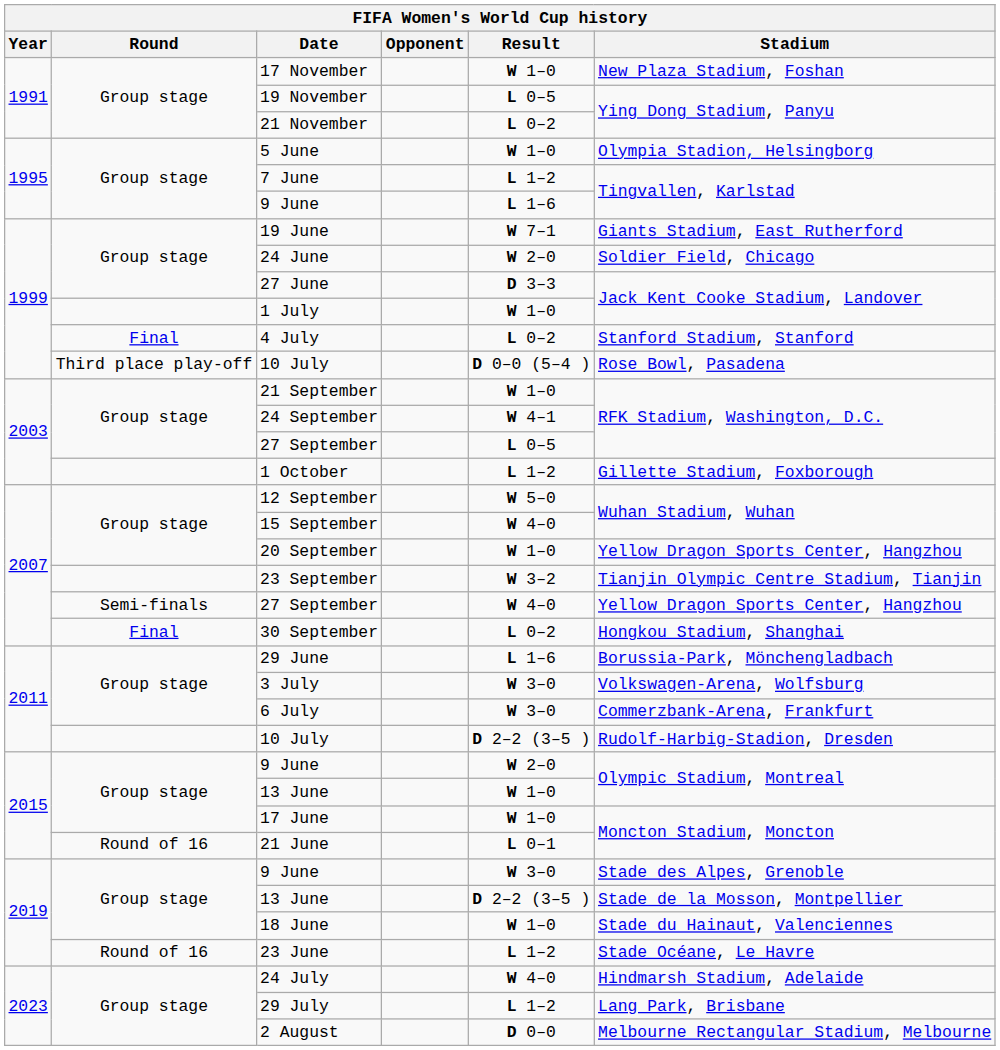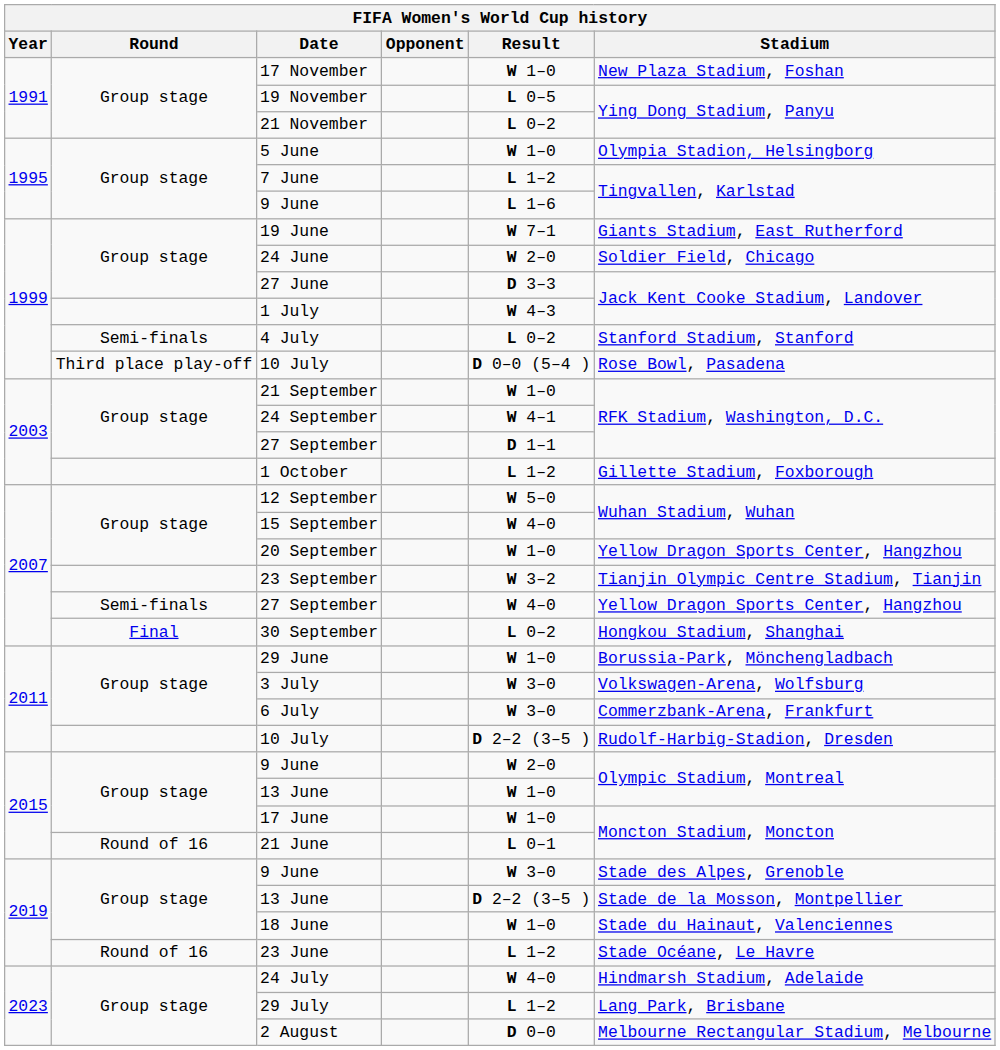(531, 312) W 1–0 -> (531, 312) W 4–3
(154, 338) Final -> (154, 338) Semi-finals
(531, 445) L 0–5 -> (531, 445) D 1–1
(531, 659) L 1–6 -> (531, 659) W 1–0
